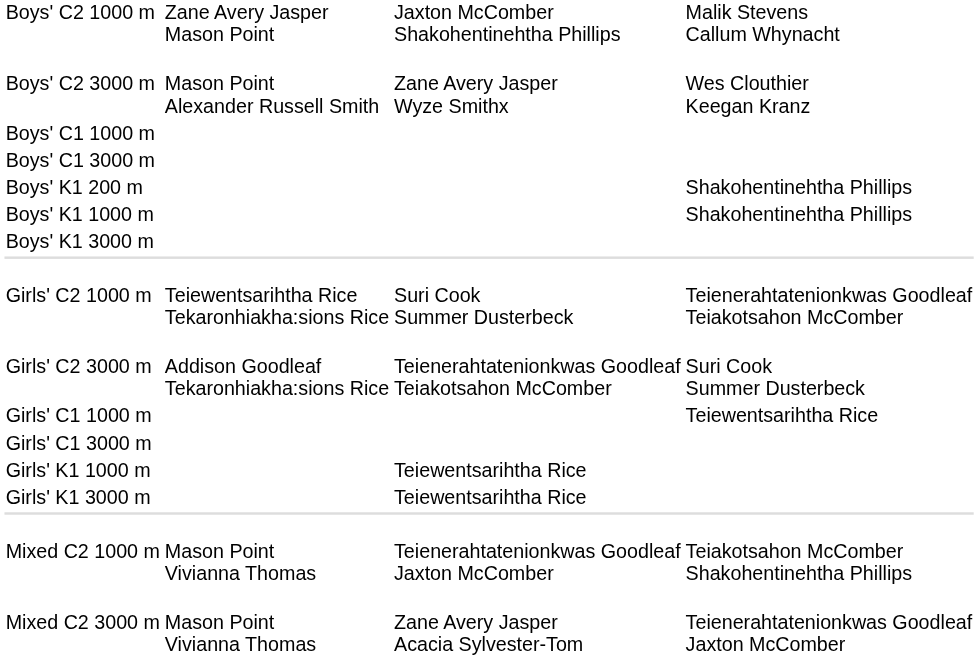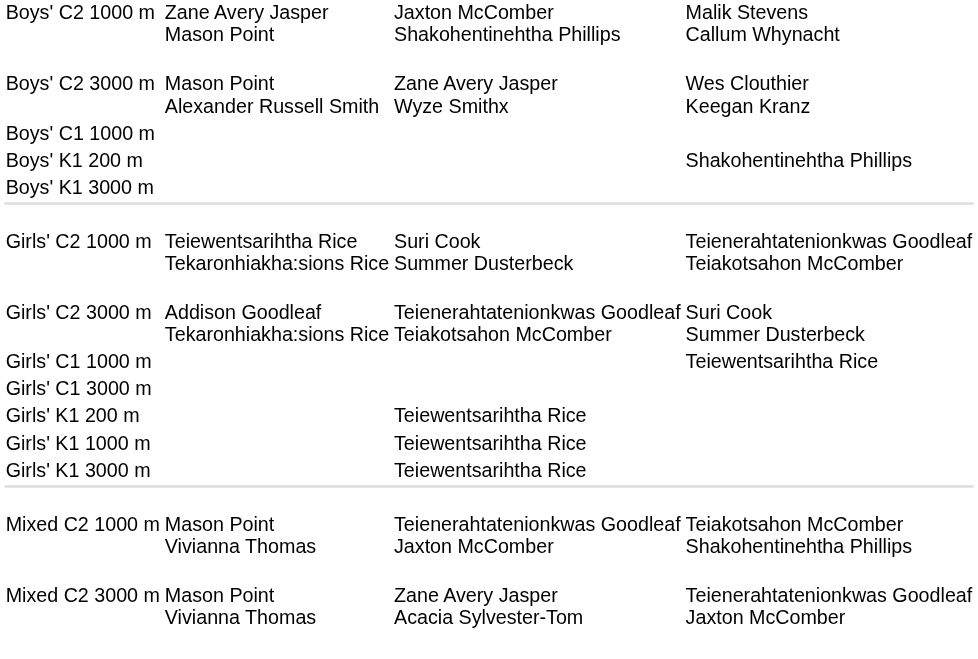- row: (80, 160)
- row: (80, 214)
+ row: (73, 416)
